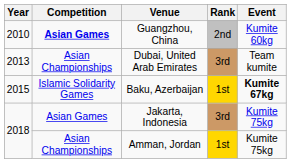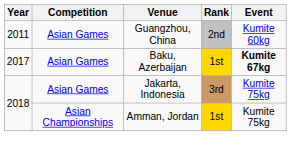(18, 35) 2010 -> (18, 35) 2011
(77, 35) bold -> (78, 35) normal
- row: (165, 62)
(18, 90) 2015 -> (18, 62) 2017
(77, 90) Islamic Solidarity Games -> (78, 62) Asian Games
